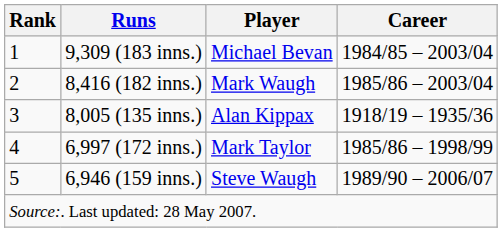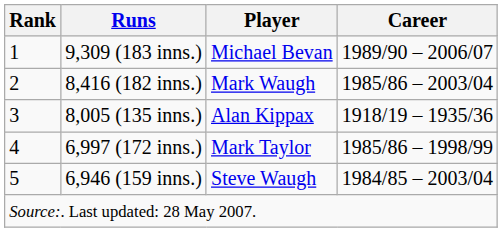(417, 52) 1984/85 – 2003/04 -> (417, 52) 1989/90 – 2006/07
(417, 178) 1989/90 – 2006/07 -> (417, 178) 1984/85 – 2003/04
